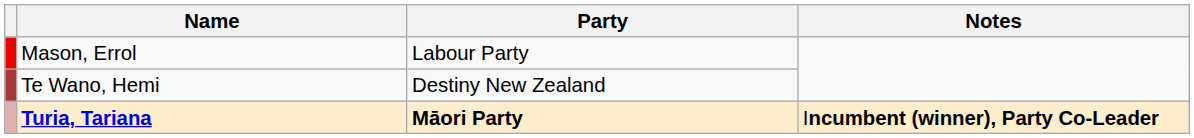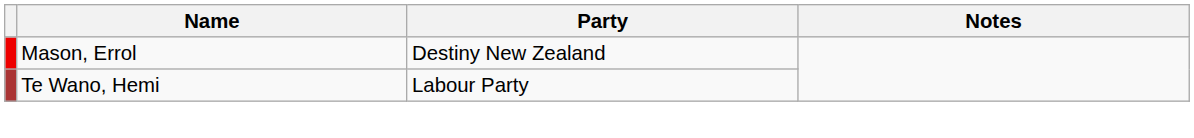(470, 53) Labour Party -> (509, 53) Destiny New Zealand
(509, 85) Destiny New Zealand -> (470, 85) Labour Party
- row: (86, 118)
